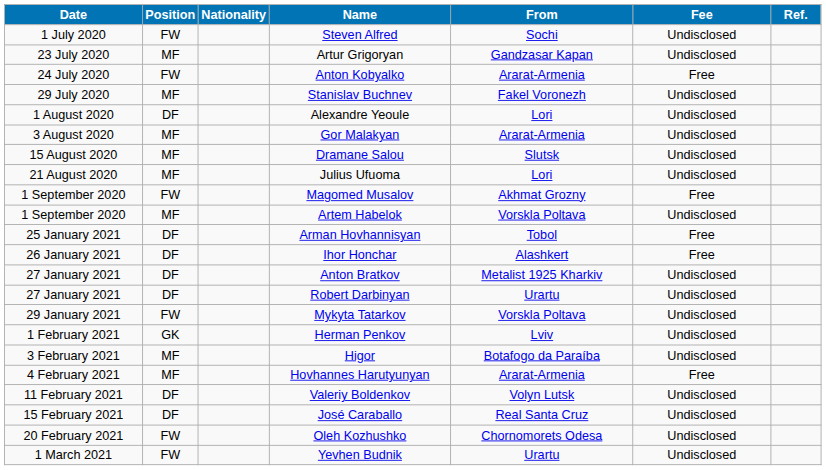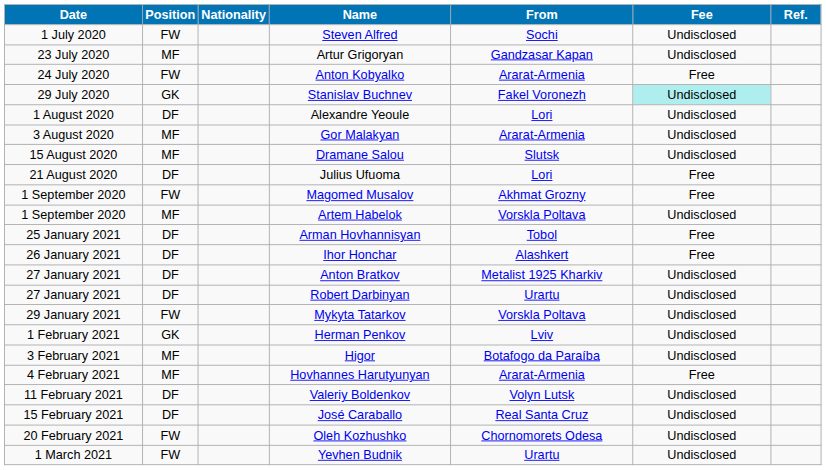(170, 95) MF -> (170, 95) GK
(702, 95) no background -> (702, 95) paleturquoise background
(170, 175) MF -> (170, 175) DF
(702, 175) Undisclosed -> (702, 175) Free
